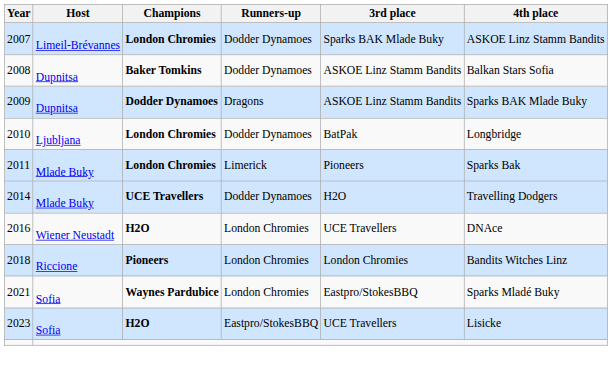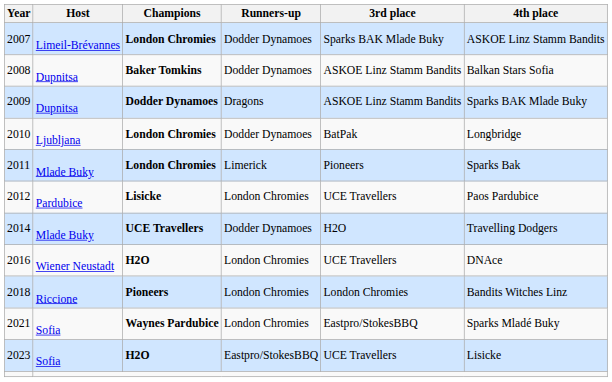+ row: (19, 197)
